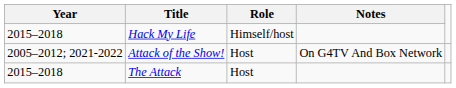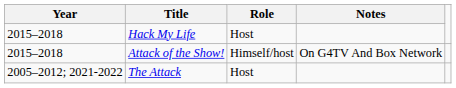(262, 33) Himself/host -> (242, 33) Host
(65, 53) 2005–2012; 2021-2022 -> (35, 53) 2015–2018
(242, 53) Host -> (262, 53) Himself/host
(35, 72) 2015–2018 -> (65, 72) 2005–2012; 2021-2022
